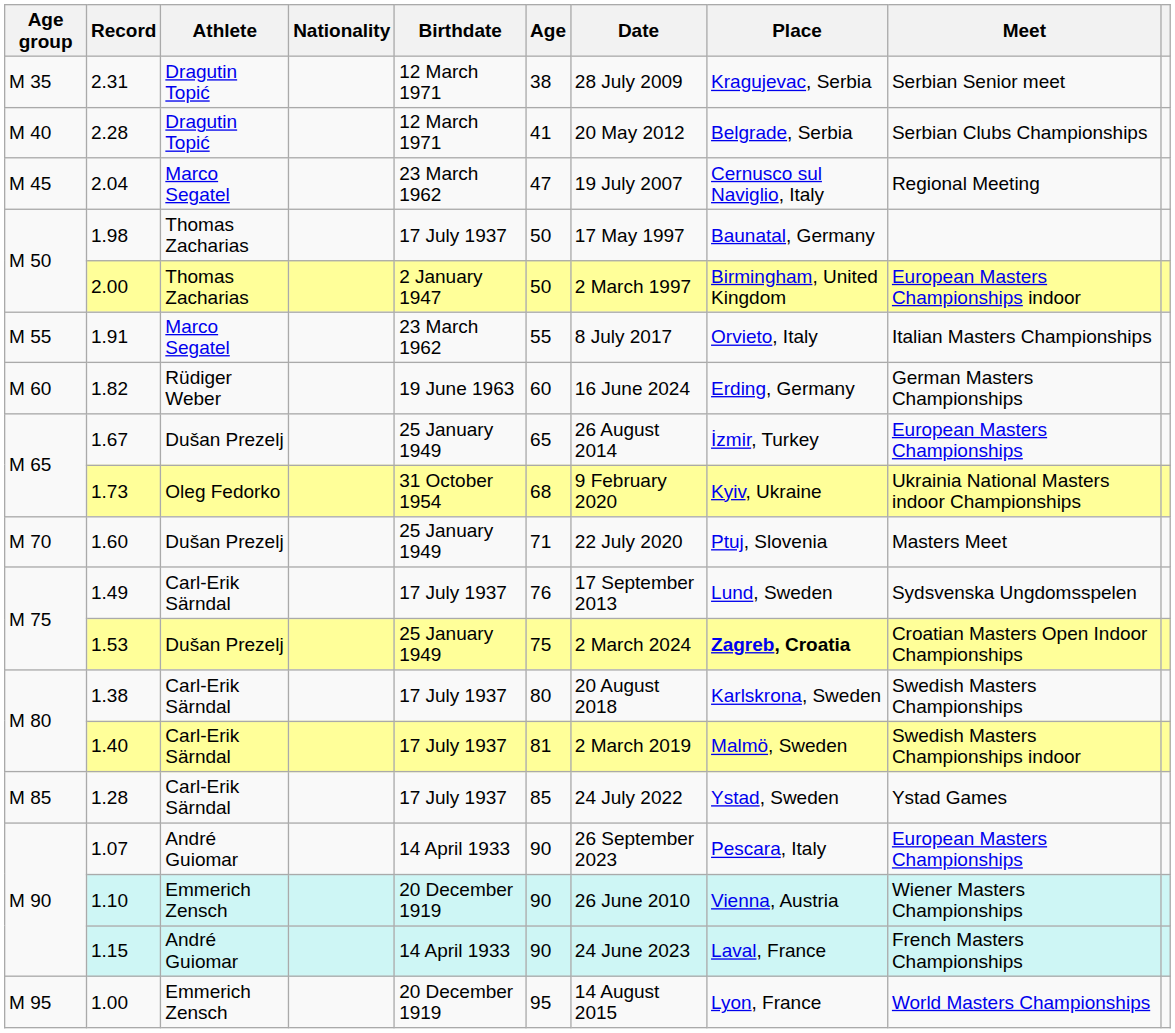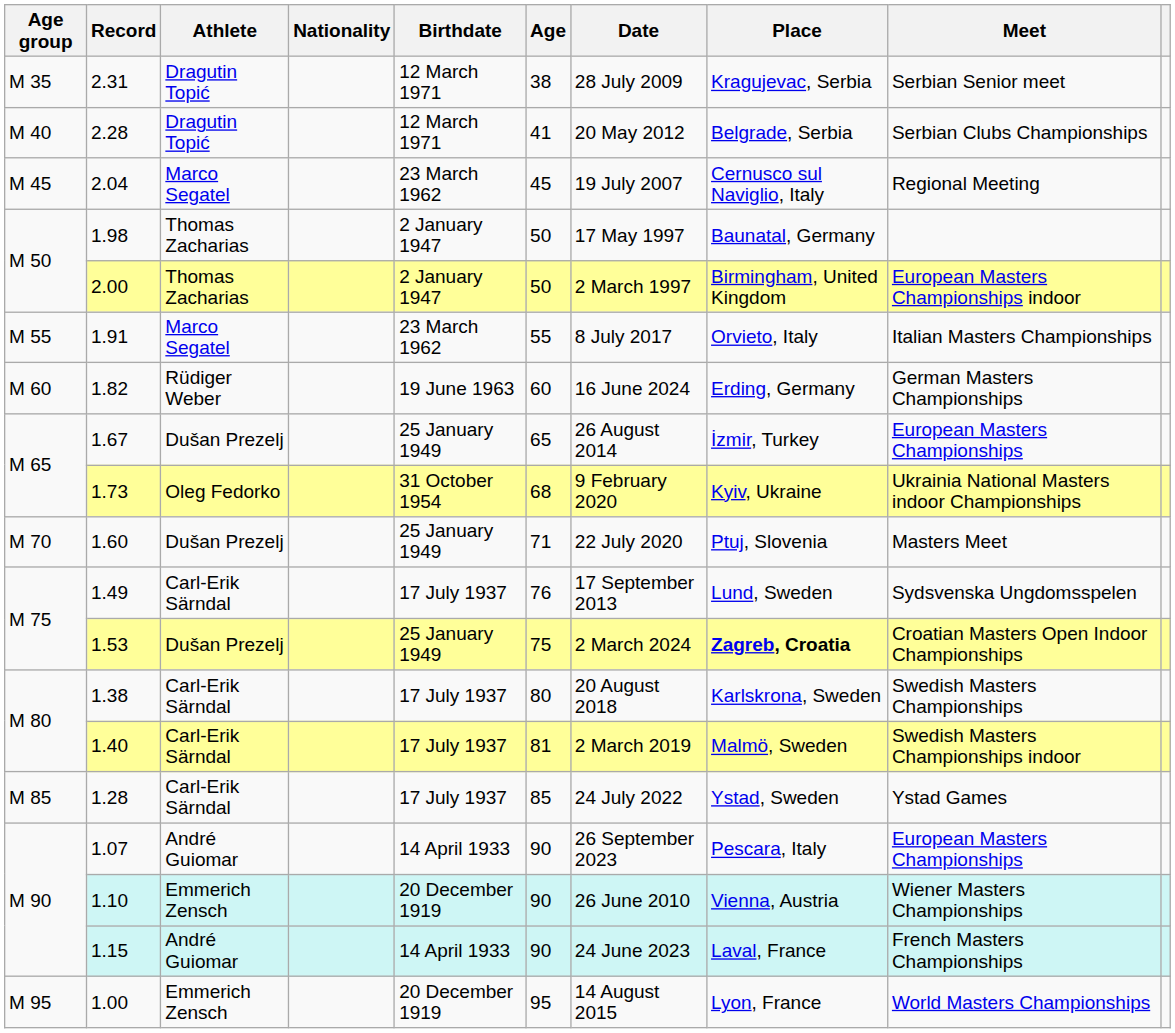(541, 184) 47 -> (541, 184) 45
(453, 235) 17 July 1937 -> (441, 235) 2 January 1947
